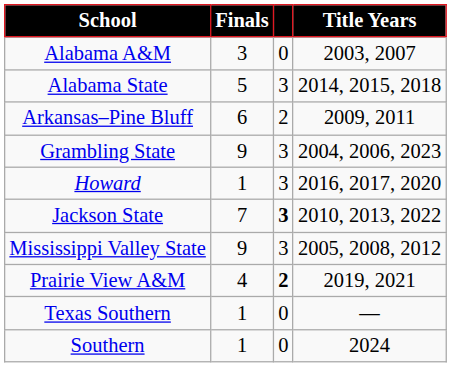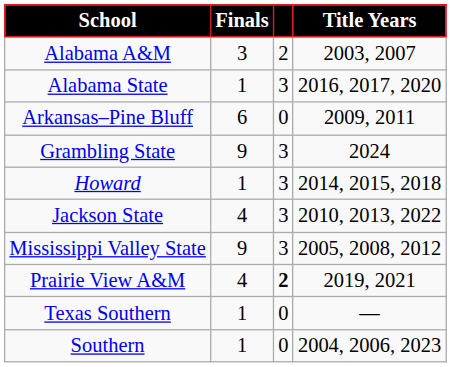(283, 53) 0 -> (283, 53) 2
(242, 85) 5 -> (242, 85) 1
(370, 85) 2014, 2015, 2018 -> (370, 85) 2016, 2017, 2020
(283, 118) 2 -> (283, 118) 0
(370, 150) 2004, 2006, 2023 -> (370, 150) 2024
(370, 183) 2016, 2017, 2020 -> (370, 183) 2014, 2015, 2018
(242, 215) 7 -> (242, 215) 4
(283, 215) bold -> (283, 215) normal
(370, 345) 2024 -> (370, 345) 2004, 2006, 2023
